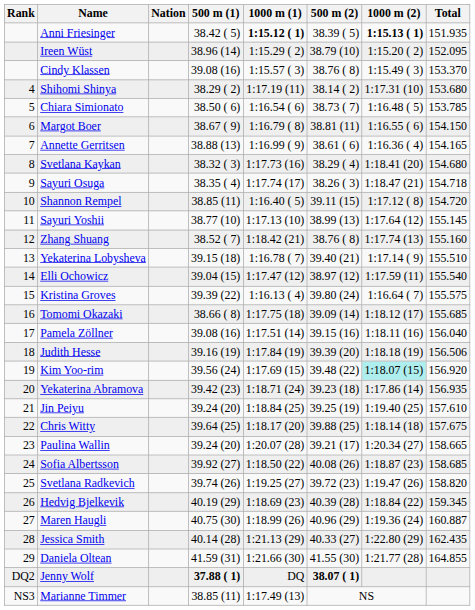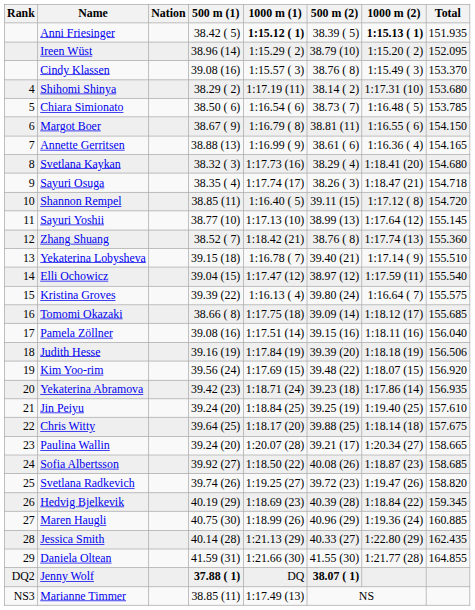(448, 239) 155.160 -> (448, 239) 155.360
(394, 370) paleturquoise background -> (394, 370) no background
(448, 520) 160.887 -> (448, 520) 160.885
